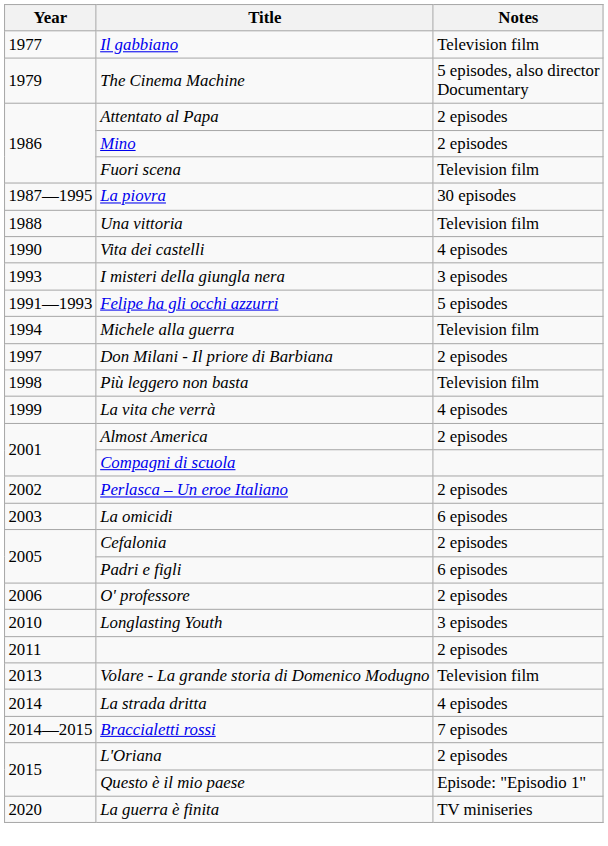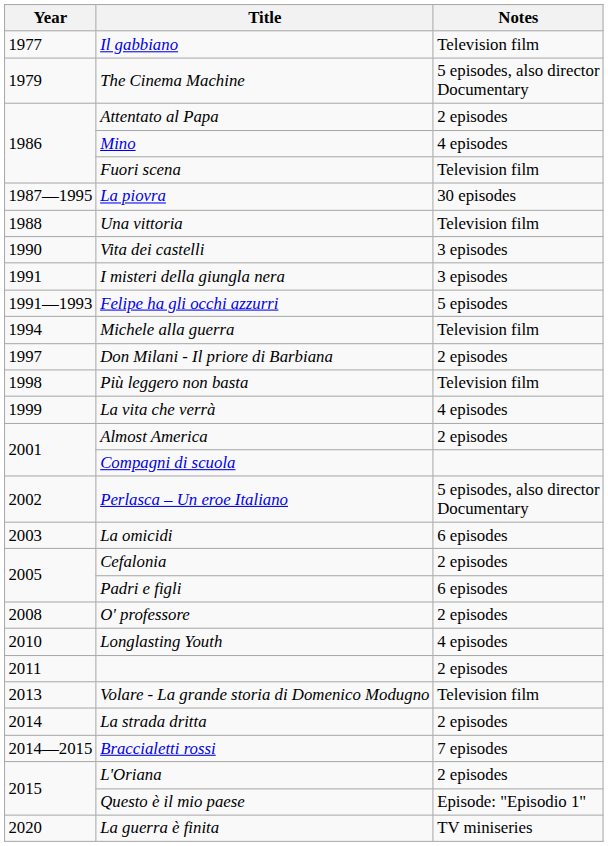(472, 143) 2 episodes -> (472, 143) 4 episodes
(472, 249) 4 episodes -> (472, 249) 3 episodes
(25, 276) 1993 -> (25, 276) 1991
(472, 489) 2 episodes -> (518, 499) 5 episodes, also director Documentary
(25, 596) 2006 -> (25, 615) 2008
(472, 622) 3 episodes -> (472, 641) 4 episodes
(472, 702) 4 episodes -> (472, 721) 2 episodes
